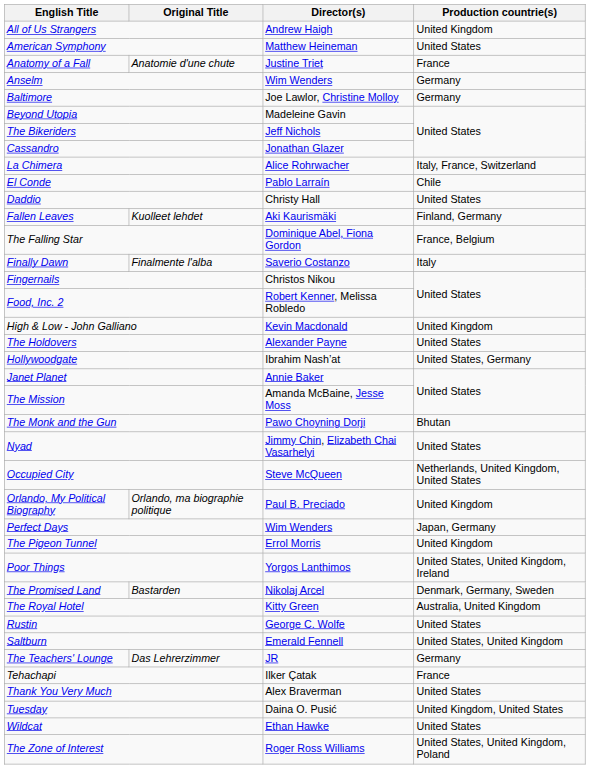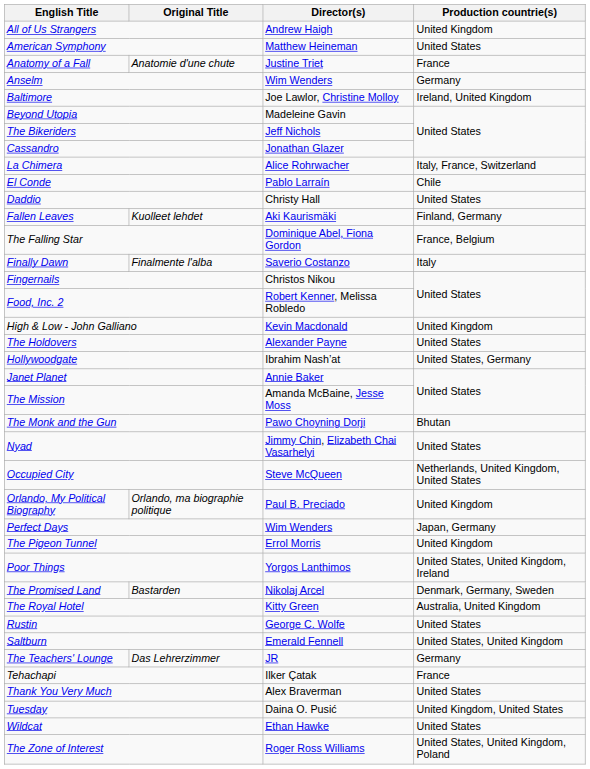(438, 98) Germany -> (474, 98) Ireland, United Kingdom
